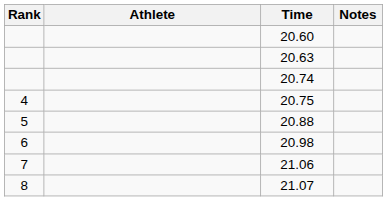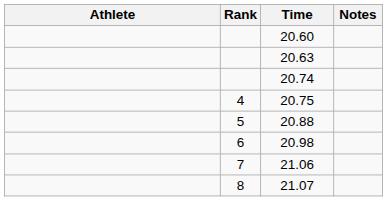columns swapped: (24, 15) <-> (152, 15)
